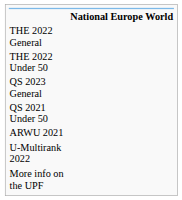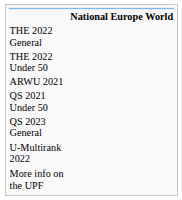rows swapped: (28, 88) <-> (36, 133)
